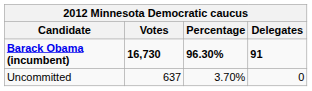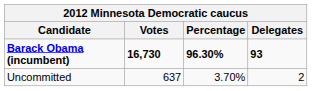(256, 54) 91 -> (256, 54) 93
(301, 77) 0 -> (301, 77) 2
